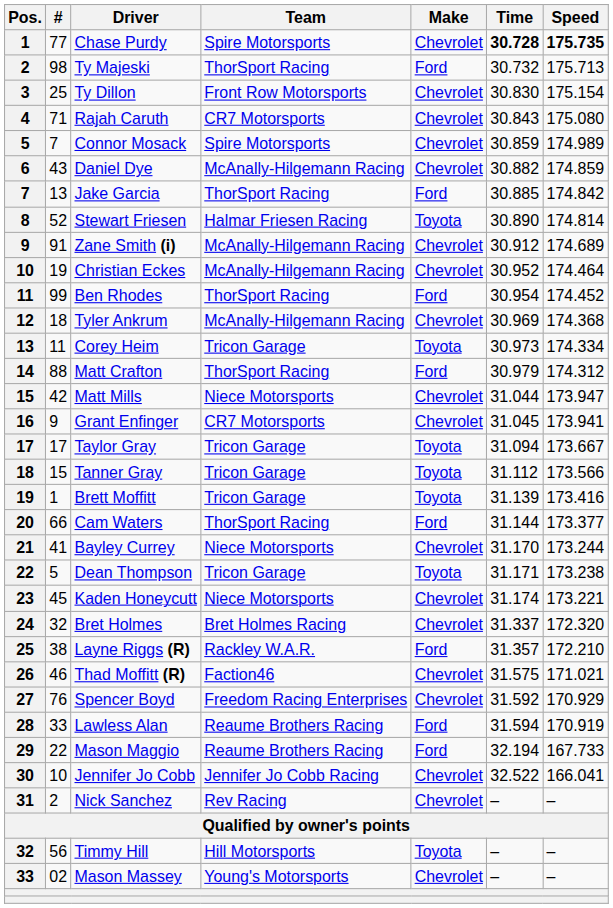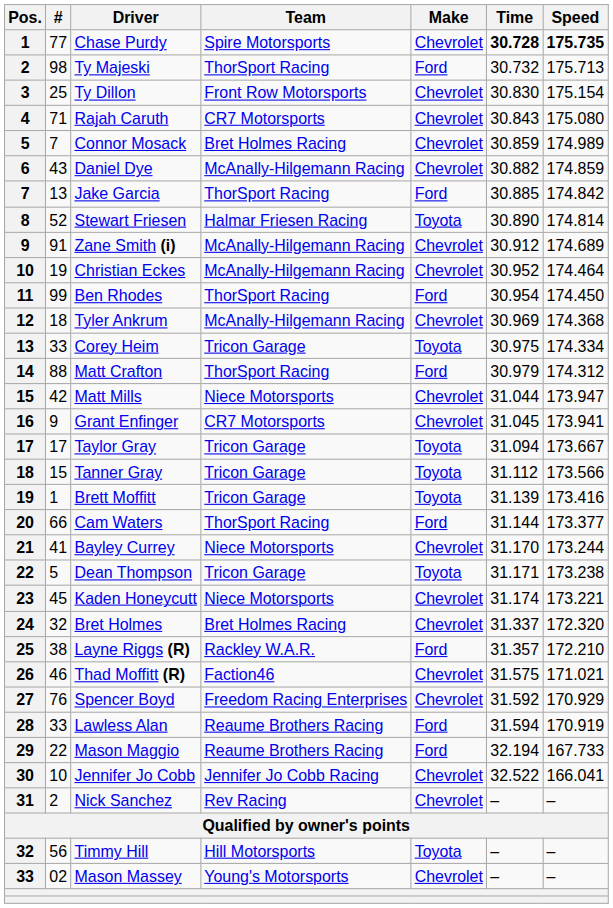(267, 144) Spire Motorsports -> (275, 144) Bret Holmes Racing
(575, 295) 174.452 -> (575, 295) 174.450
(58, 346) 11 -> (58, 346) 33
(515, 346) 30.973 -> (515, 346) 30.975
